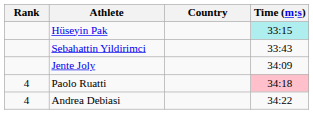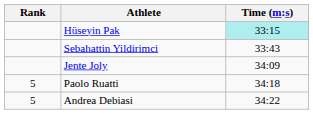- column: (208, 13)
(27, 83) 4 -> (33, 83) 5
(280, 83) pink background -> (267, 83) no background
(27, 100) 4 -> (33, 100) 5
